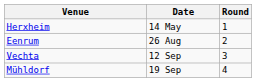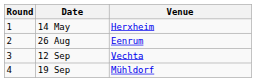columns swapped: (236, 12) <-> (75, 12)
